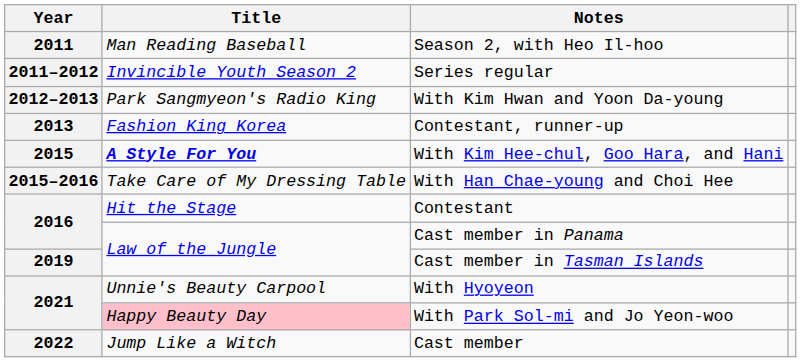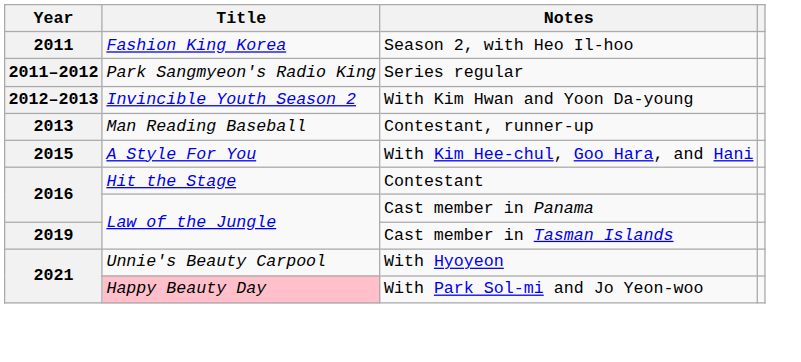(206, 45) Man Reading Baseball -> (196, 45) Fashion King Korea
(231, 72) Invincible Youth Season 2 -> (241, 72) Park Sangmyeon's Radio King
(241, 100) Park Sangmyeon's Radio King -> (231, 100) Invincible Youth Season 2
(196, 127) Fashion King Korea -> (206, 127) Man Reading Baseball
(181, 154) bold -> (181, 154) normal
- row: (574, 181)
- row: (469, 344)
